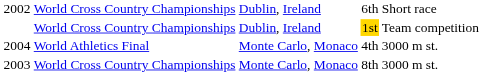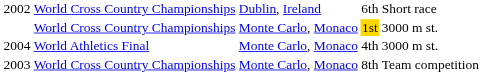(280, 27) Dublin, Ireland -> (298, 27) Monte Carlo, Monaco
(430, 27) Team competition -> (410, 27) 3000 m st.
(410, 64) 3000 m st. -> (430, 64) Team competition
